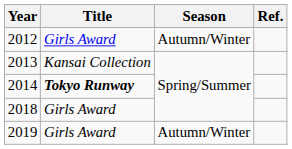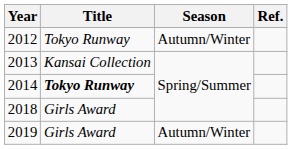(80, 39) Girls Award -> (87, 39) Tokyo Runway
